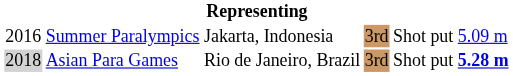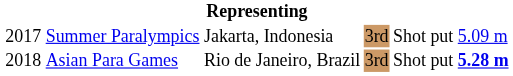(23, 36) 2016 -> (23, 36) 2017
(23, 60) lightgrey background -> (23, 60) no background
